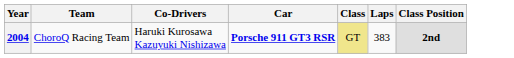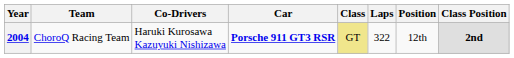+ column: (417, 13)
(382, 38) 383 -> (382, 38) 322
